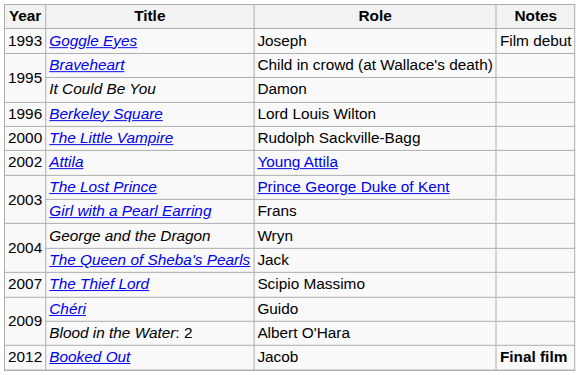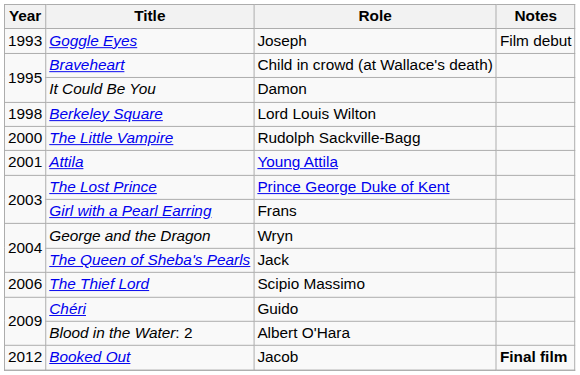(25, 114) 1996 -> (25, 114) 1998
(25, 162) 2002 -> (25, 162) 2001
(25, 284) 2007 -> (25, 284) 2006
